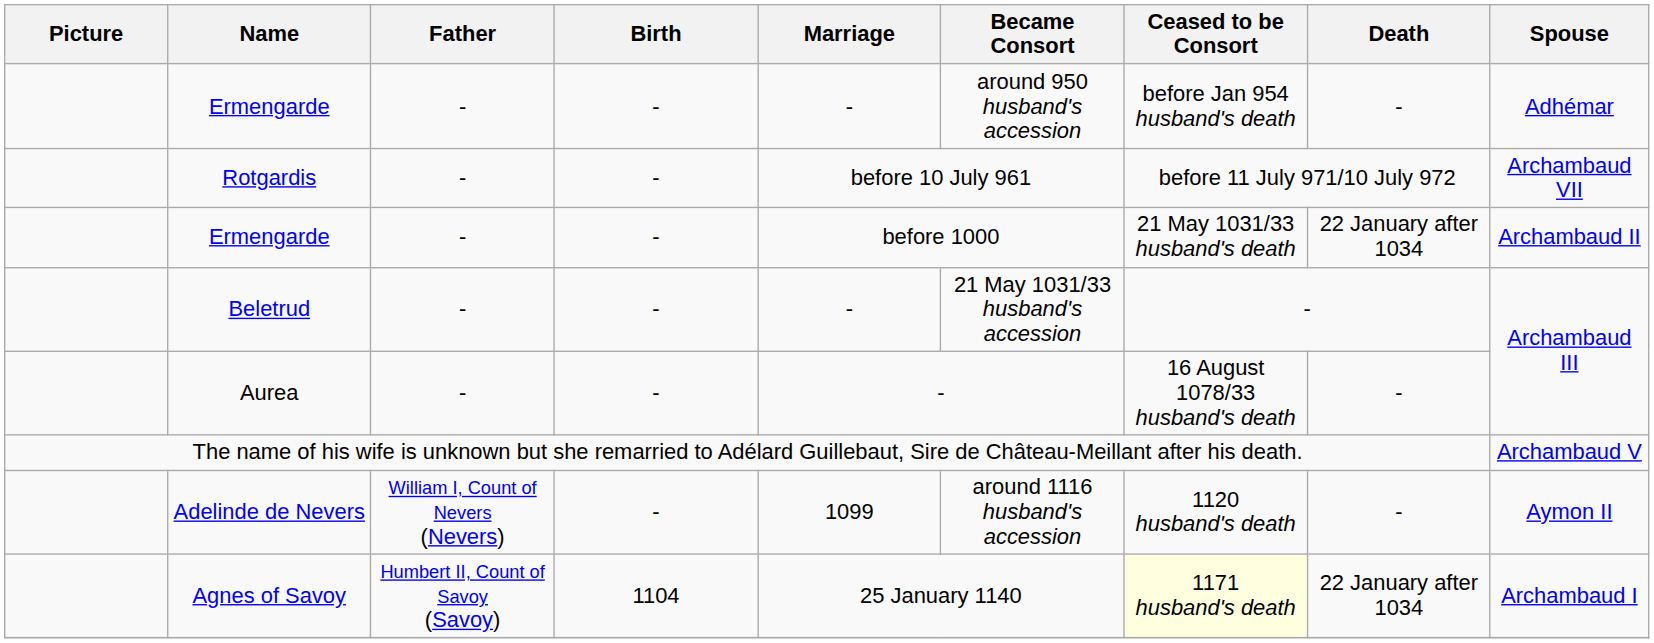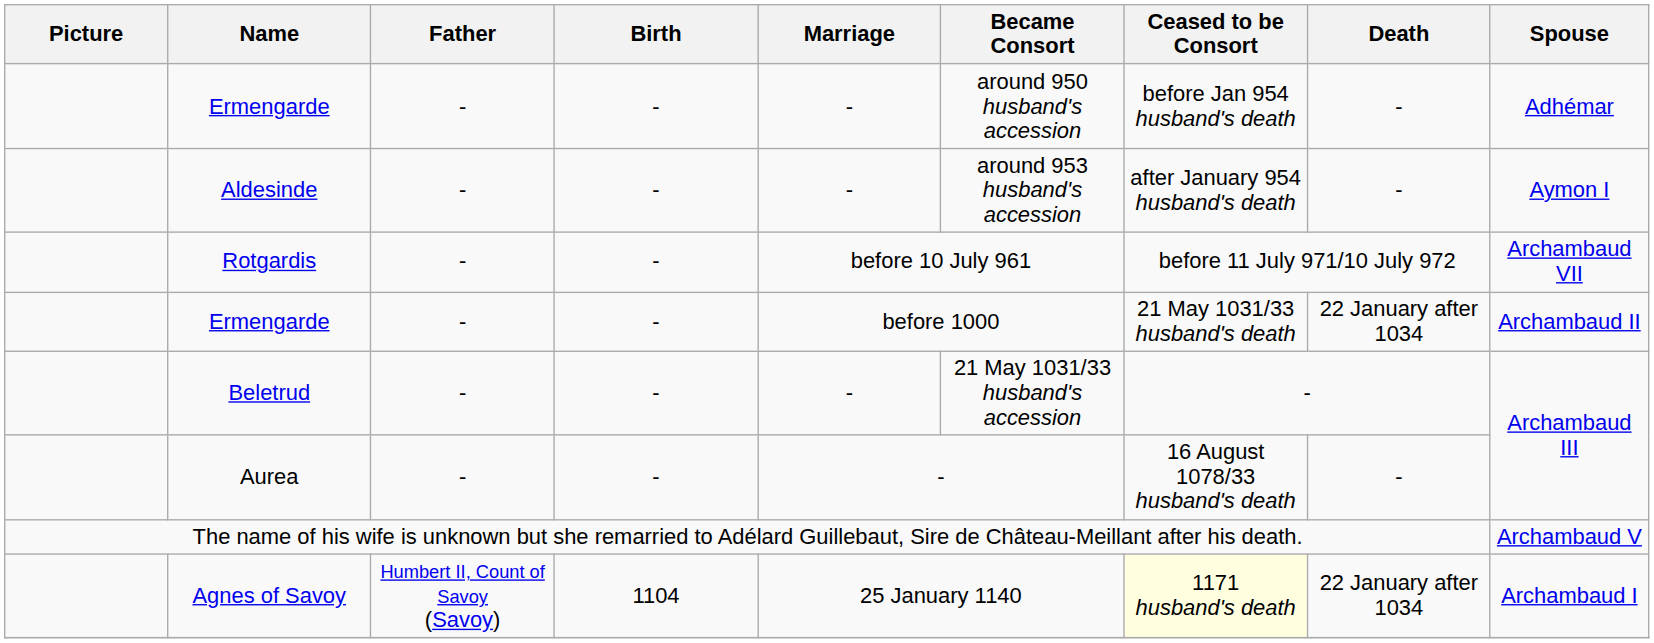+ row: (269, 190)
- row: (269, 511)
